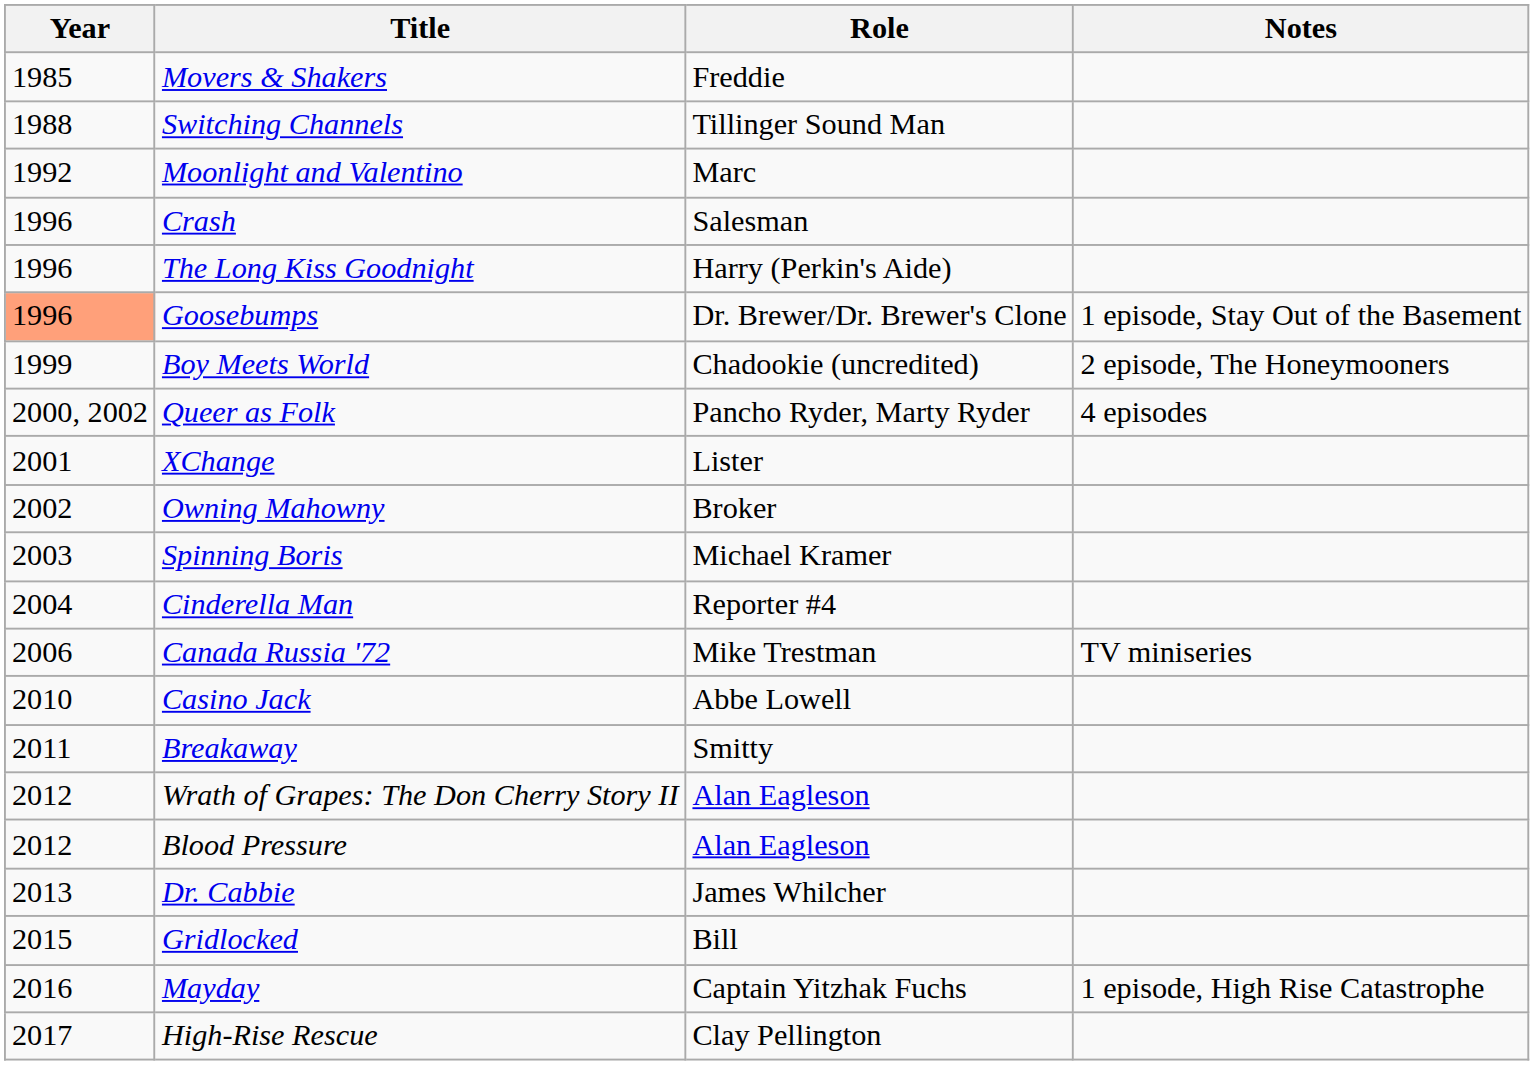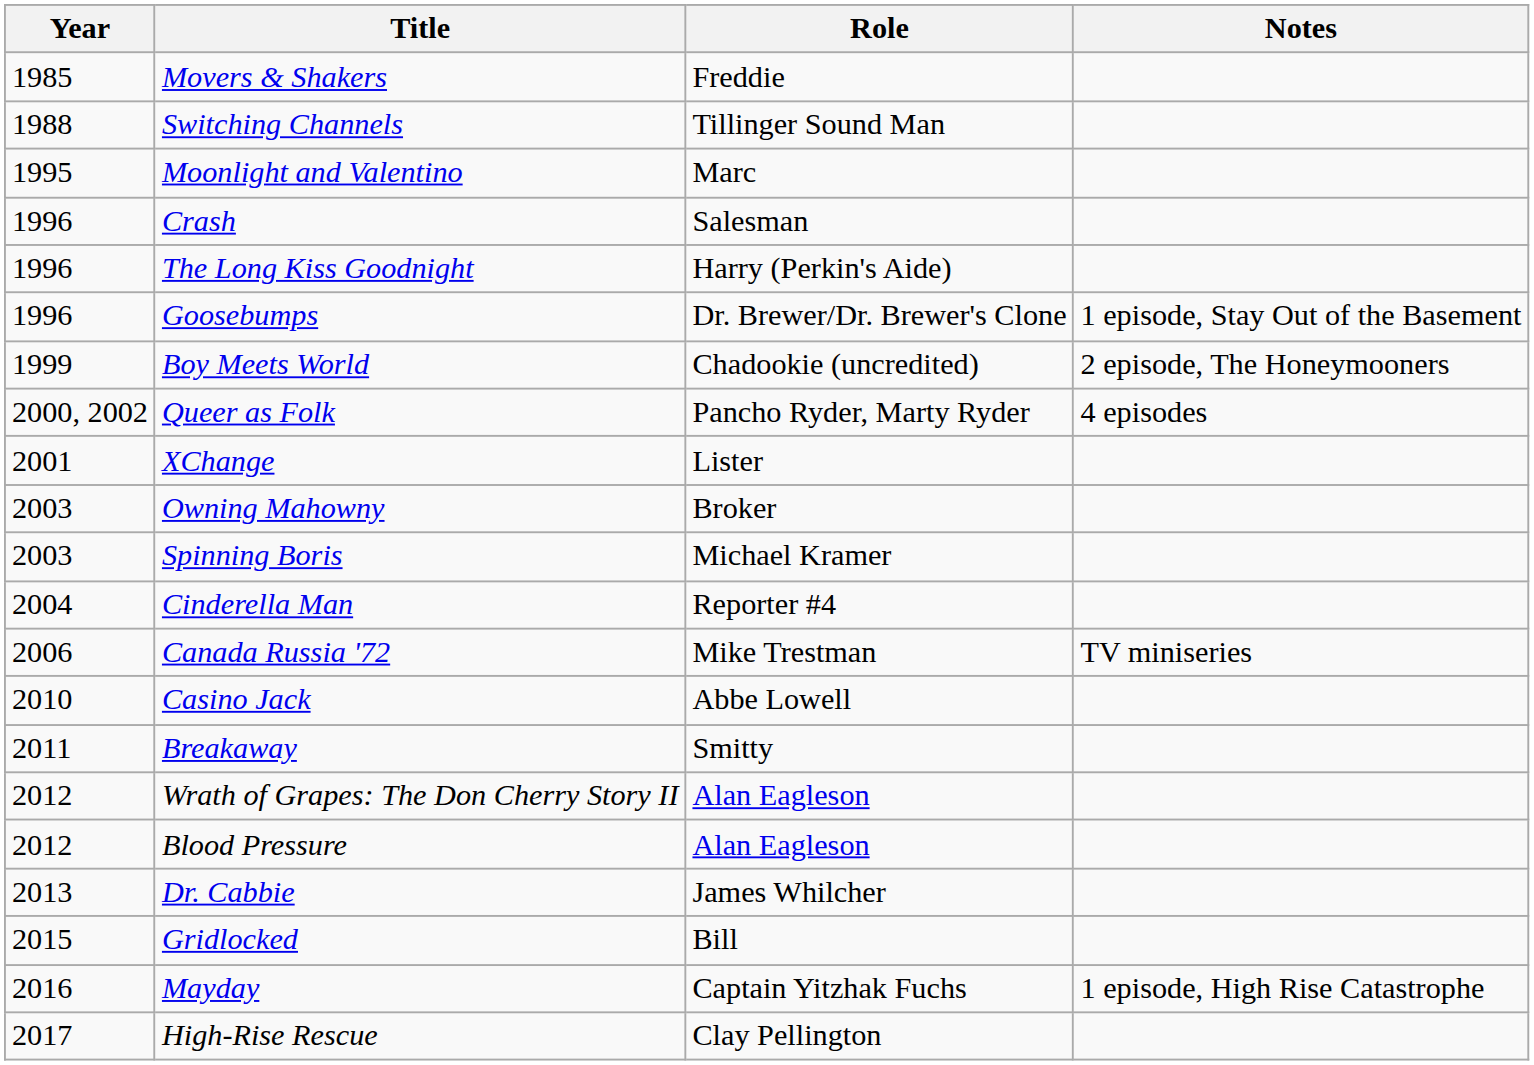(42, 172) 1992 -> (42, 172) 1995
(42, 316) lightsalmon background -> (42, 316) no background
(42, 508) 2002 -> (42, 508) 2003
